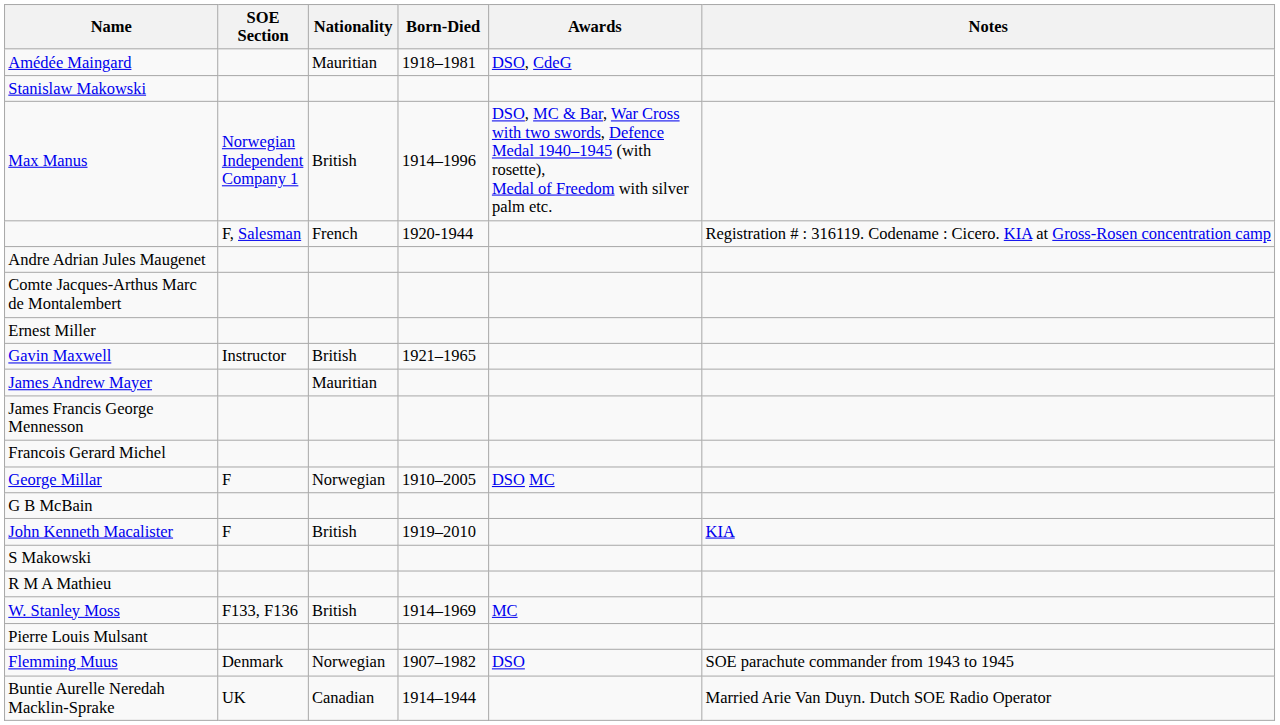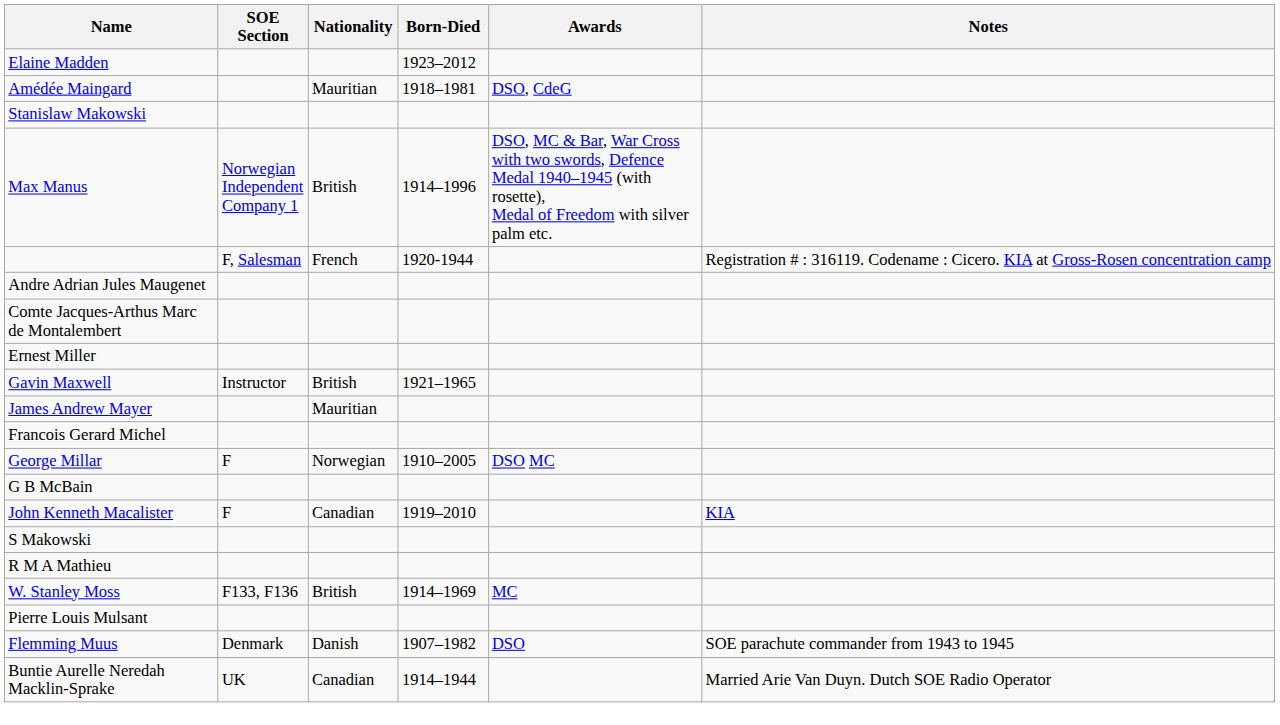+ row: (58, 62)
- row: (81, 417)
(334, 531) British -> (343, 513) Canadian
(349, 662) Norwegian -> (335, 643) Danish
